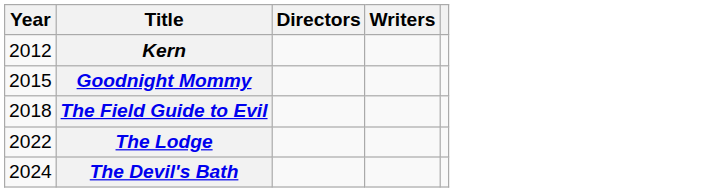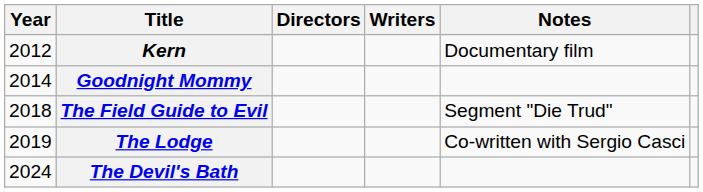+ column: (565, 19)
(30, 80) 2015 -> (30, 80) 2014
(30, 141) 2022 -> (30, 141) 2019
